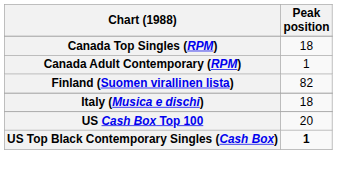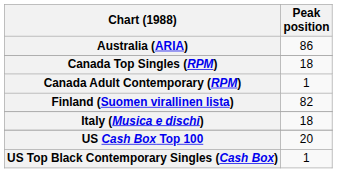+ row: (143, 45)
(306, 139) bold -> (306, 158) normal
